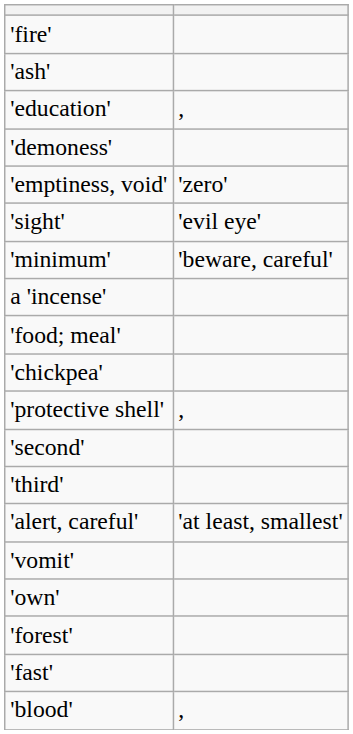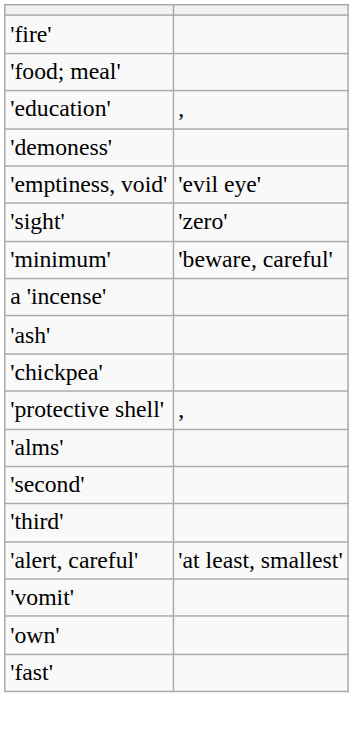rows swapped: (65, 334) <-> (30, 71)
(203, 184) 'zero' -> (220, 184) 'evil eye'
(220, 221) 'evil eye' -> (203, 221) 'zero'
+ row: (37, 447)
- row: (41, 635)
- row: (41, 710)
